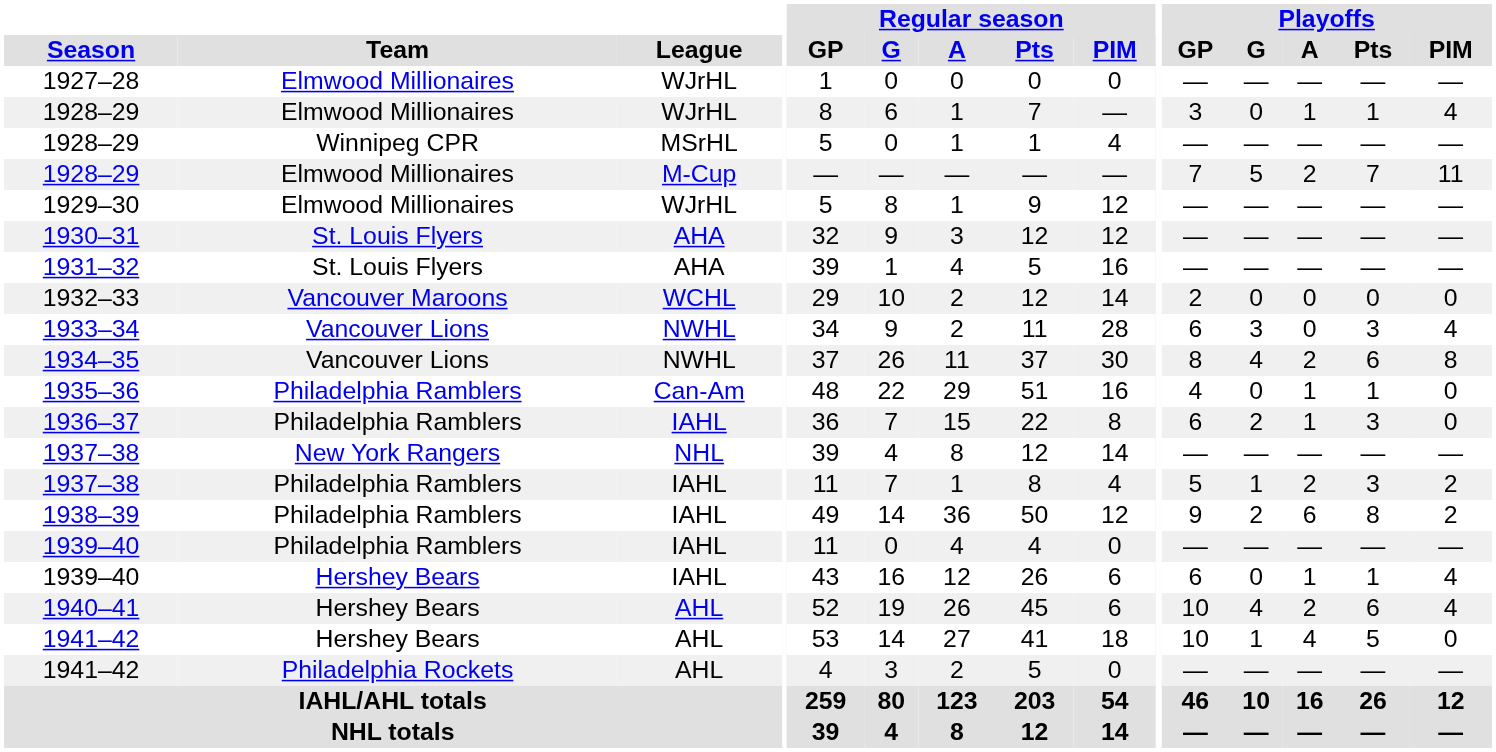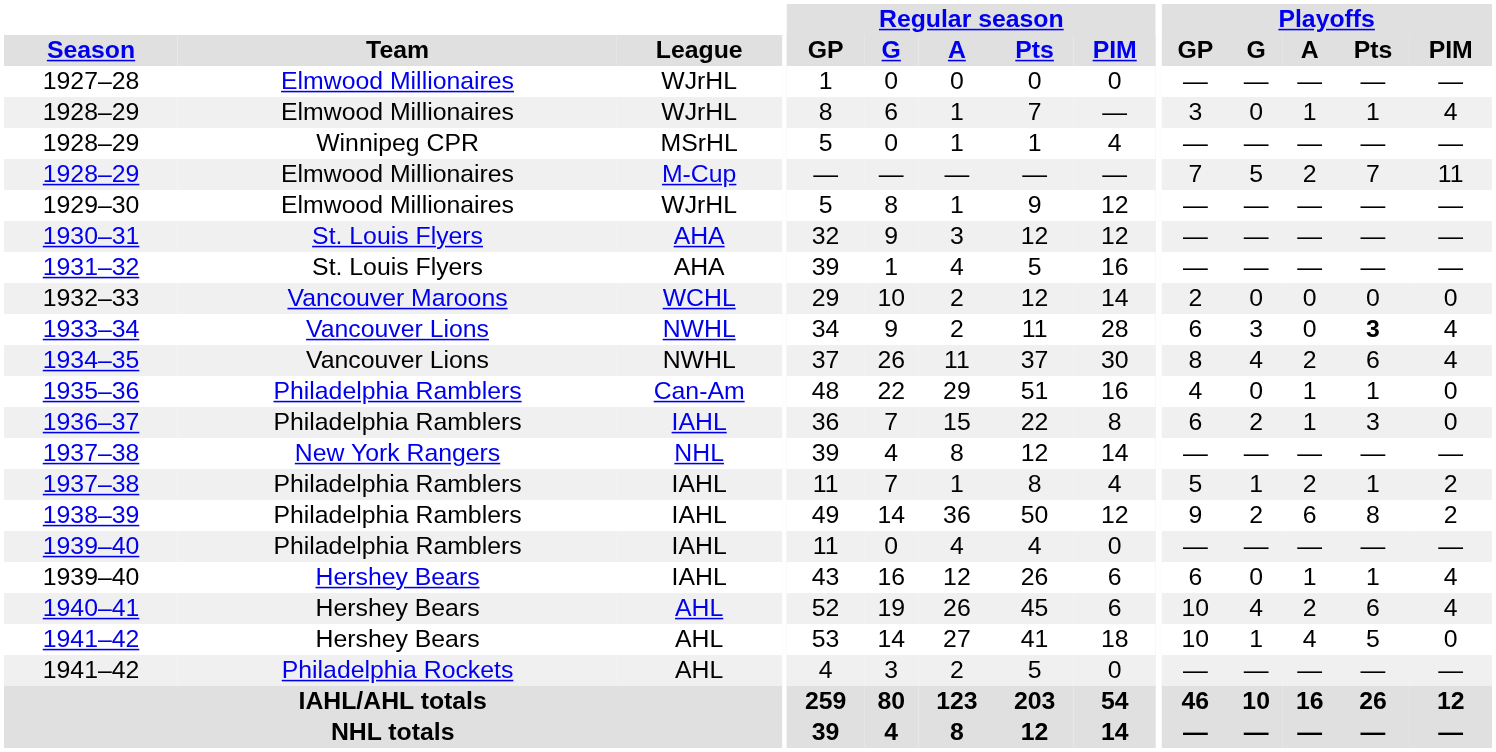(1373, 329) normal -> (1373, 329) bold
(1451, 360) 8 -> (1451, 360) 4
(1373, 484) 3 -> (1373, 484) 1
